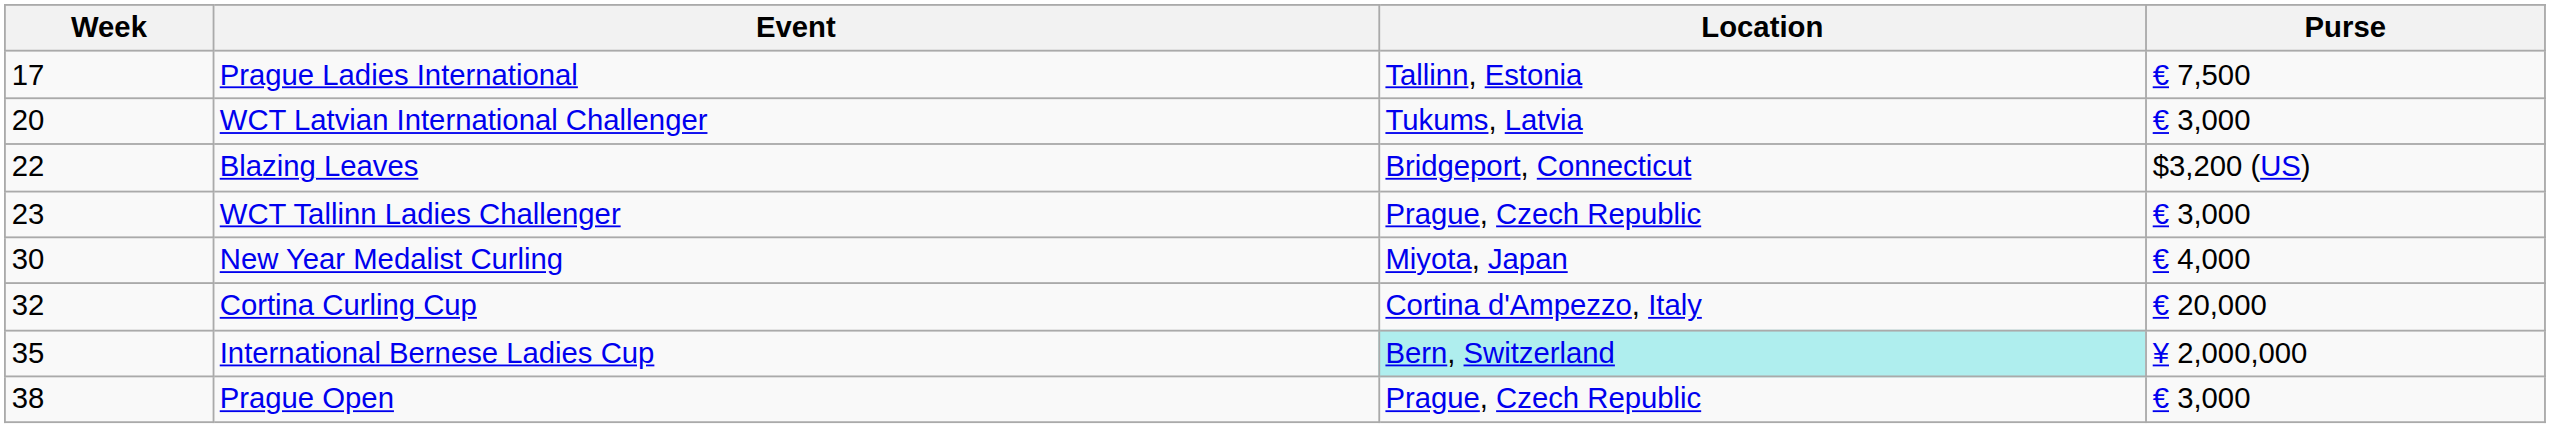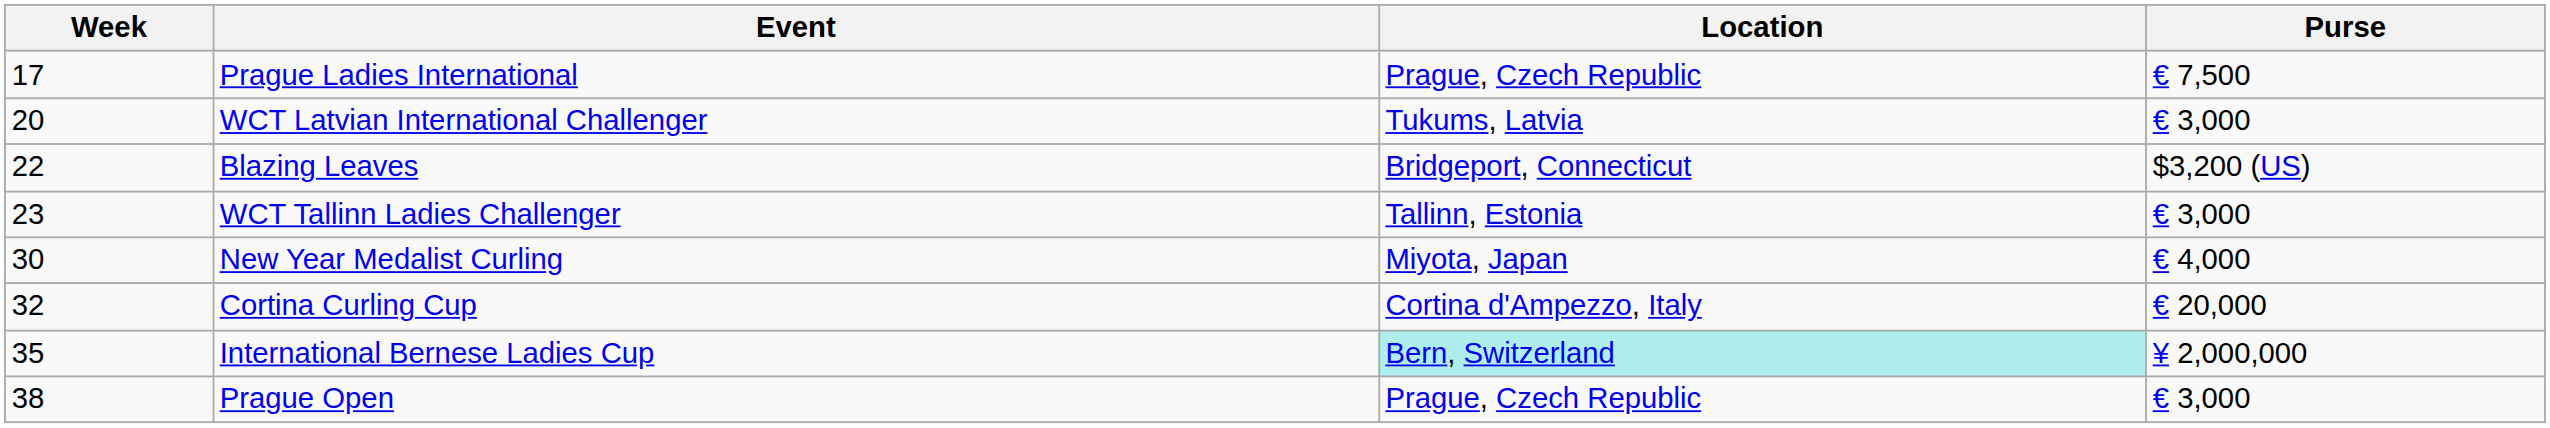(1484, 74) Tallinn, Estonia -> (1543, 74) Prague, Czech Republic
(1543, 213) Prague, Czech Republic -> (1484, 213) Tallinn, Estonia
